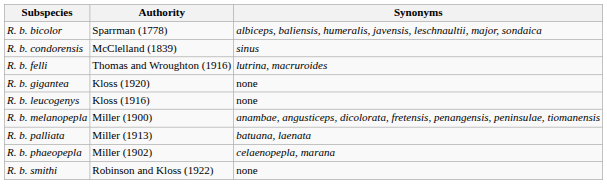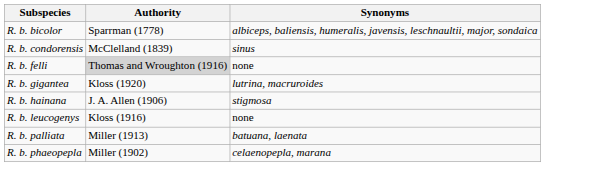(162, 65) no background -> (158, 65) lightgrey background
(282, 65) lutrina, macruroides -> (243, 65) none
(247, 83) none -> (278, 83) lutrina, macruroides
+ row: (37, 100)
- row: (47, 118)
- row: (32, 170)
